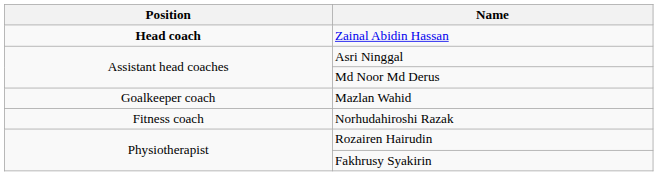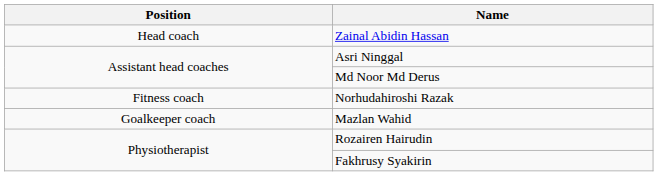(168, 35) bold -> (168, 35) normal
rows swapped: (373, 98) <-> (394, 118)
